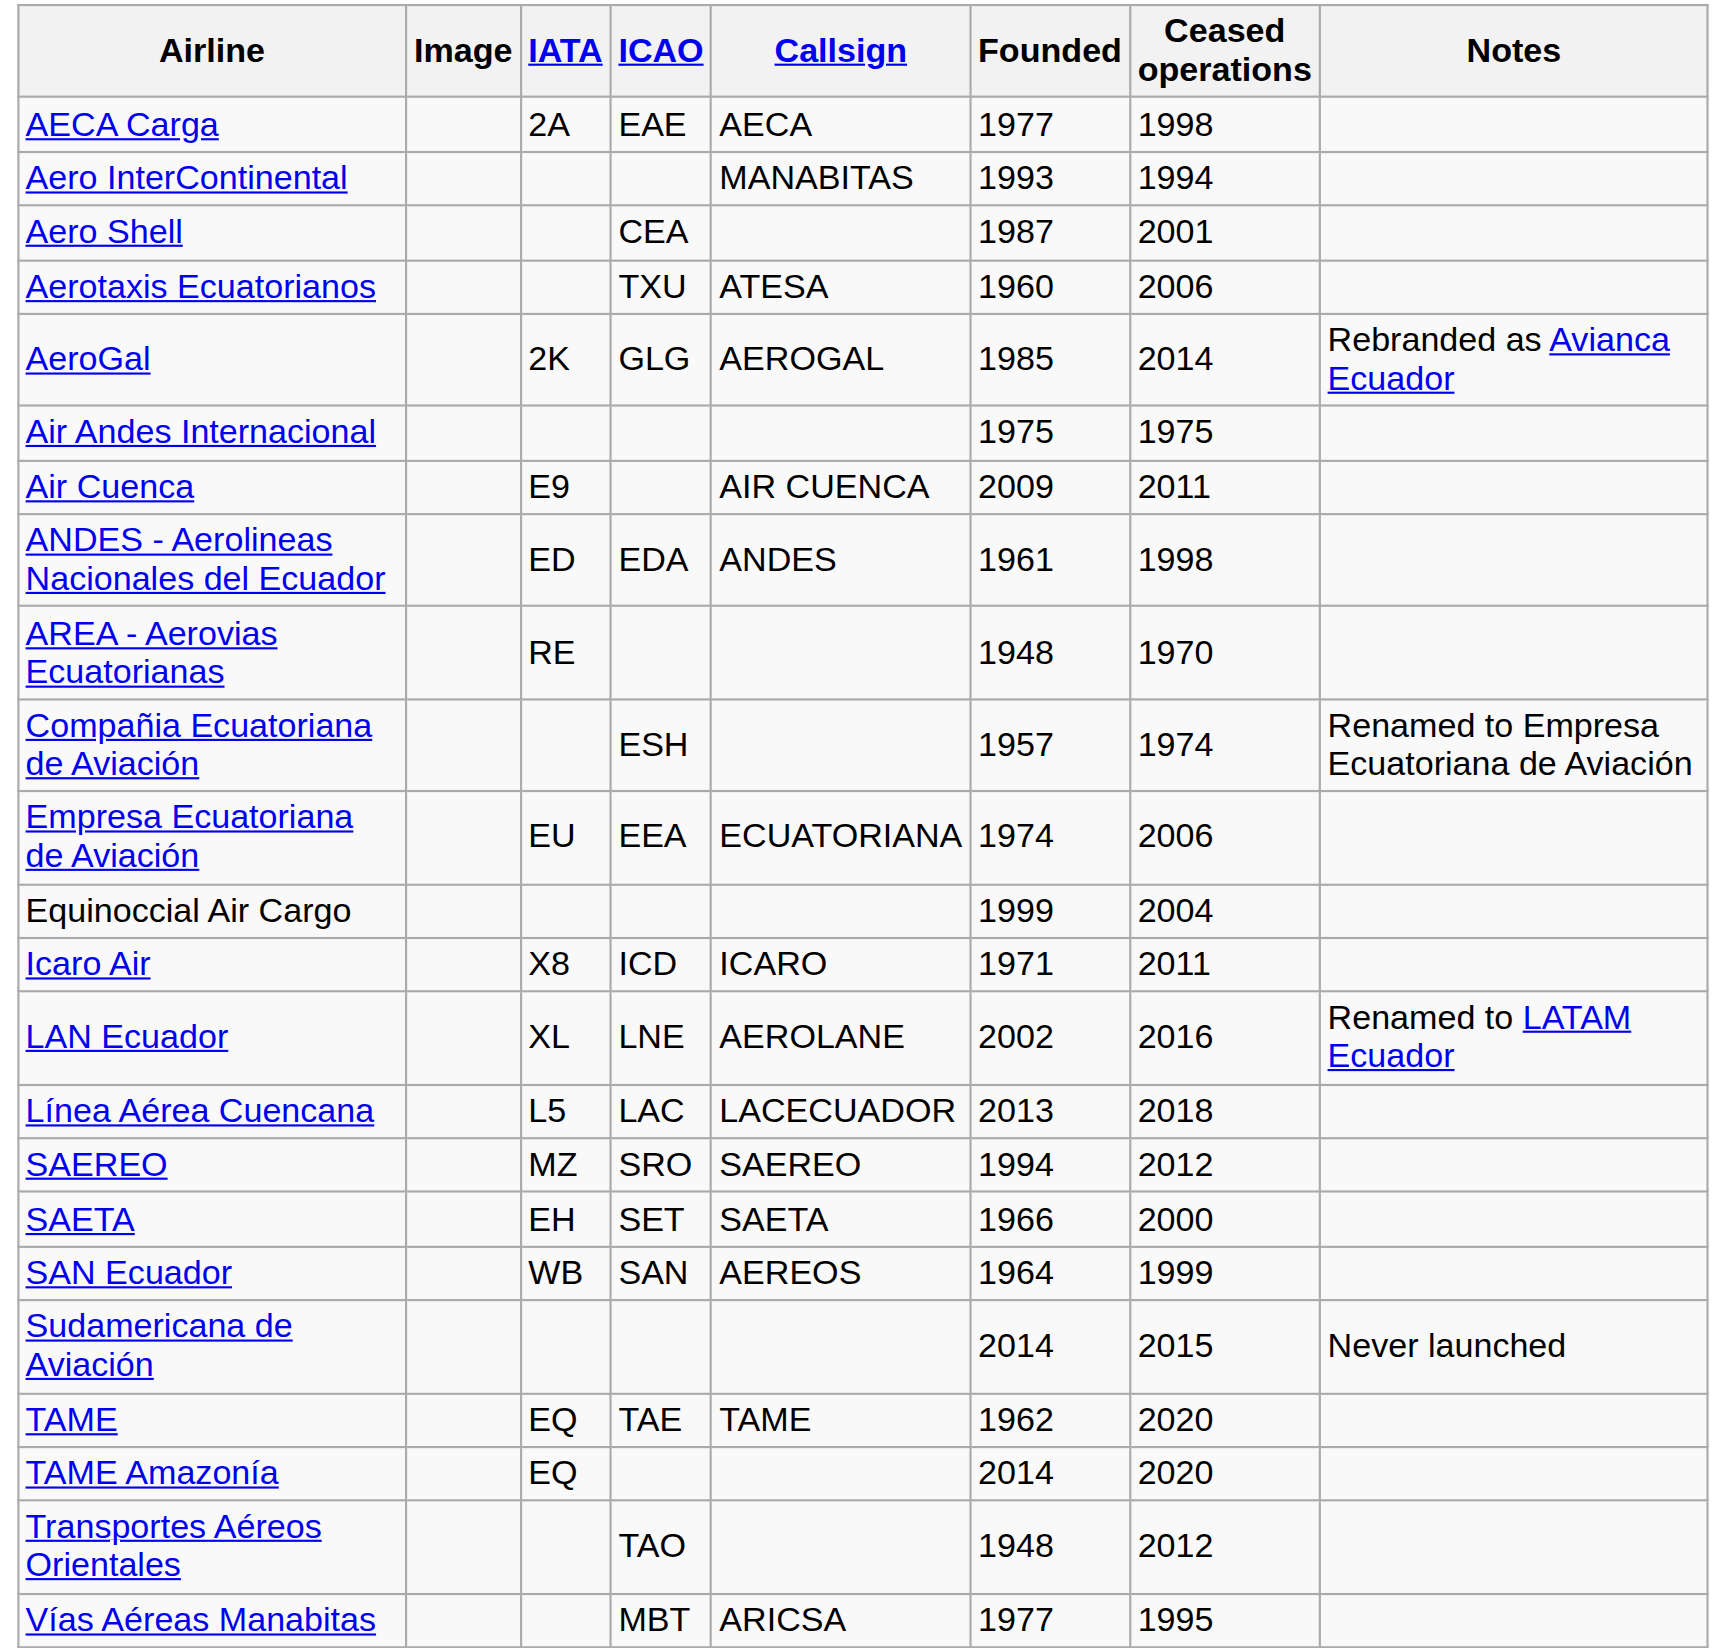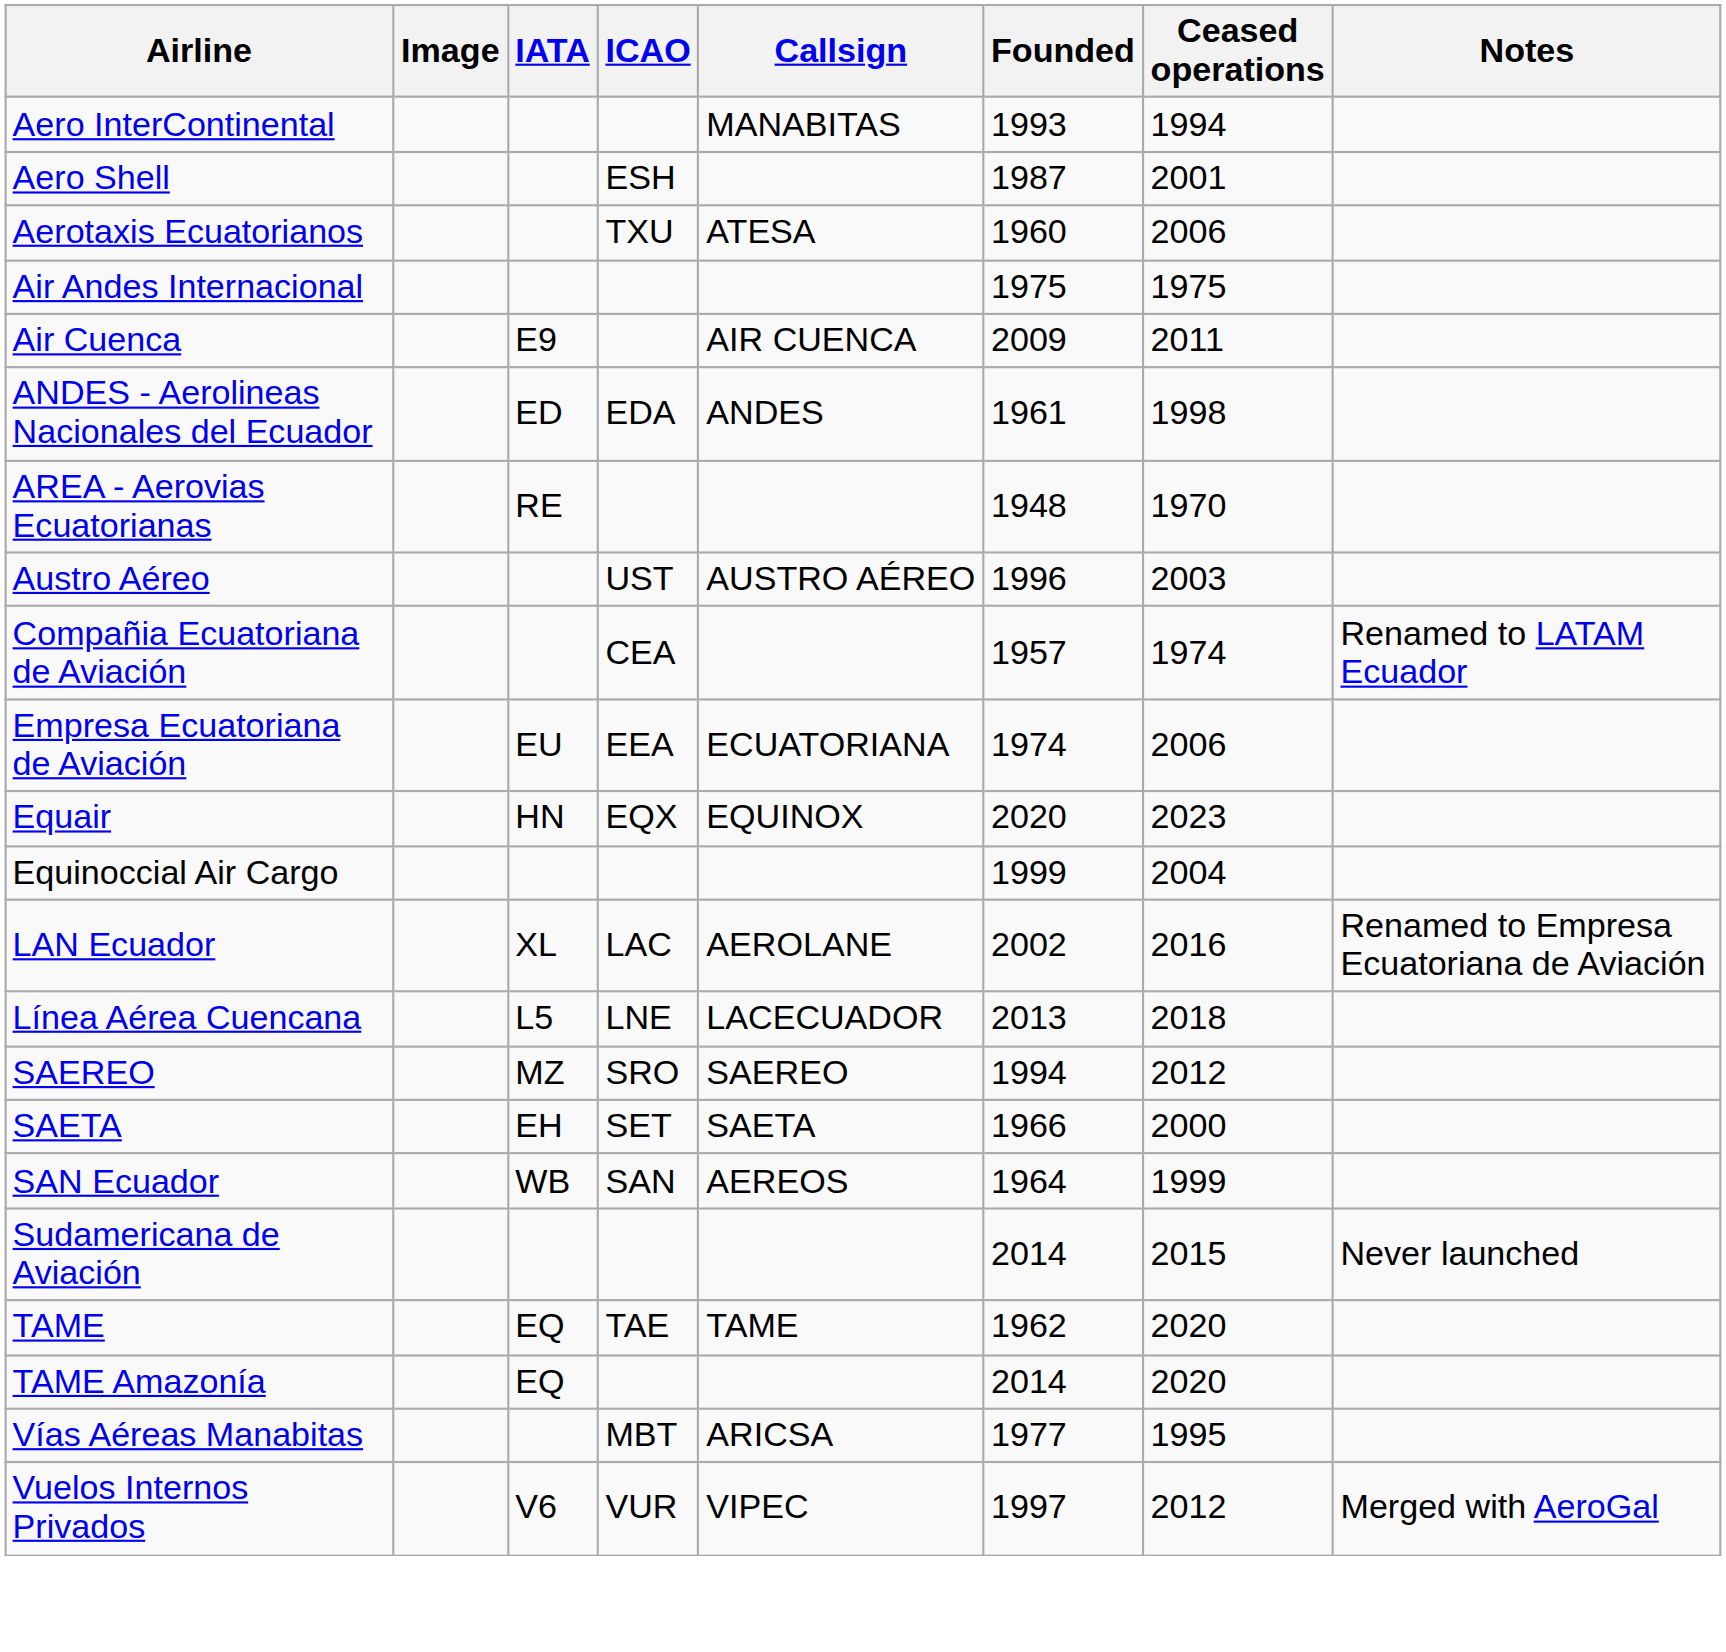- row: (122, 123)
(653, 232) CEA -> (641, 177) ESH
- row: (88, 359)
+ row: (111, 578)
(653, 744) ESH -> (641, 652) CEA
(1510, 744) Renamed to Empresa Ecuatoriana de Aviación -> (1492, 652) Renamed to LATAM Ecuador
+ row: (62, 817)
- row: (88, 964)
(652, 1037) LNE -> (639, 945) LAC
(1479, 1037) Renamed to LATAM Ecuador -> (1523, 945) Renamed to Empresa Ecuatoriana de Aviación
(652, 1110) LAC -> (639, 1018) LNE
- row: (174, 1546)
+ row: (130, 1508)
